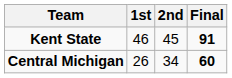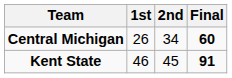rows swapped: (66, 38) <-> (66, 61)
